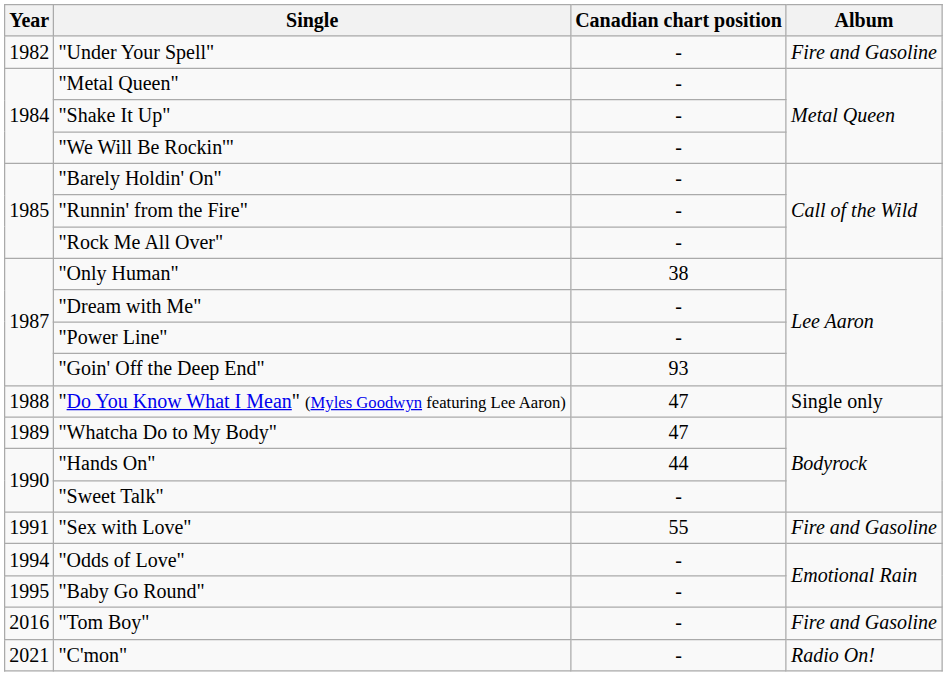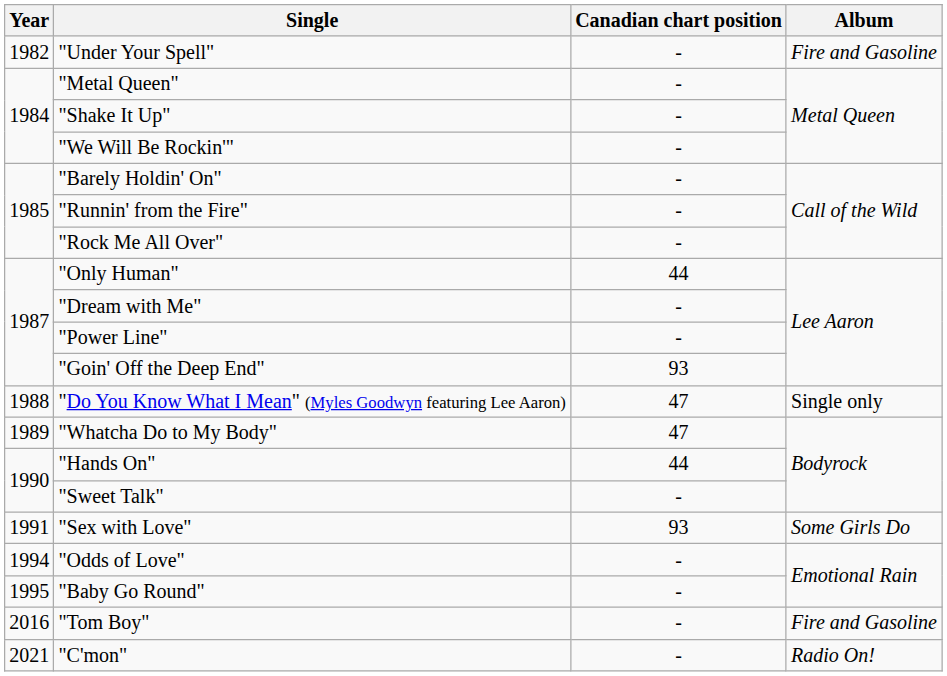(679, 274) 38 -> (679, 274) 44
(679, 527) 55 -> (679, 527) 93
(864, 527) Fire and Gasoline -> (851, 527) Some Girls Do
